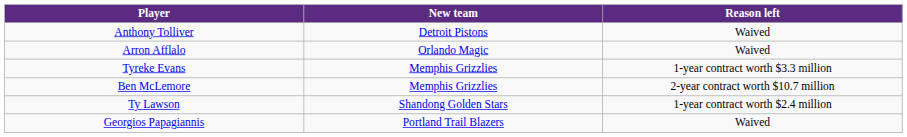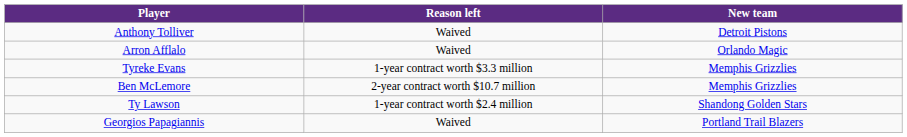columns swapped: (753, 13) <-> (453, 13)
